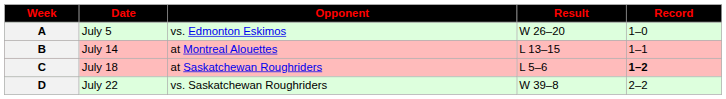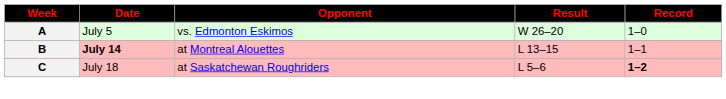(100, 49) normal -> (102, 49) bold
- row: (42, 85)
